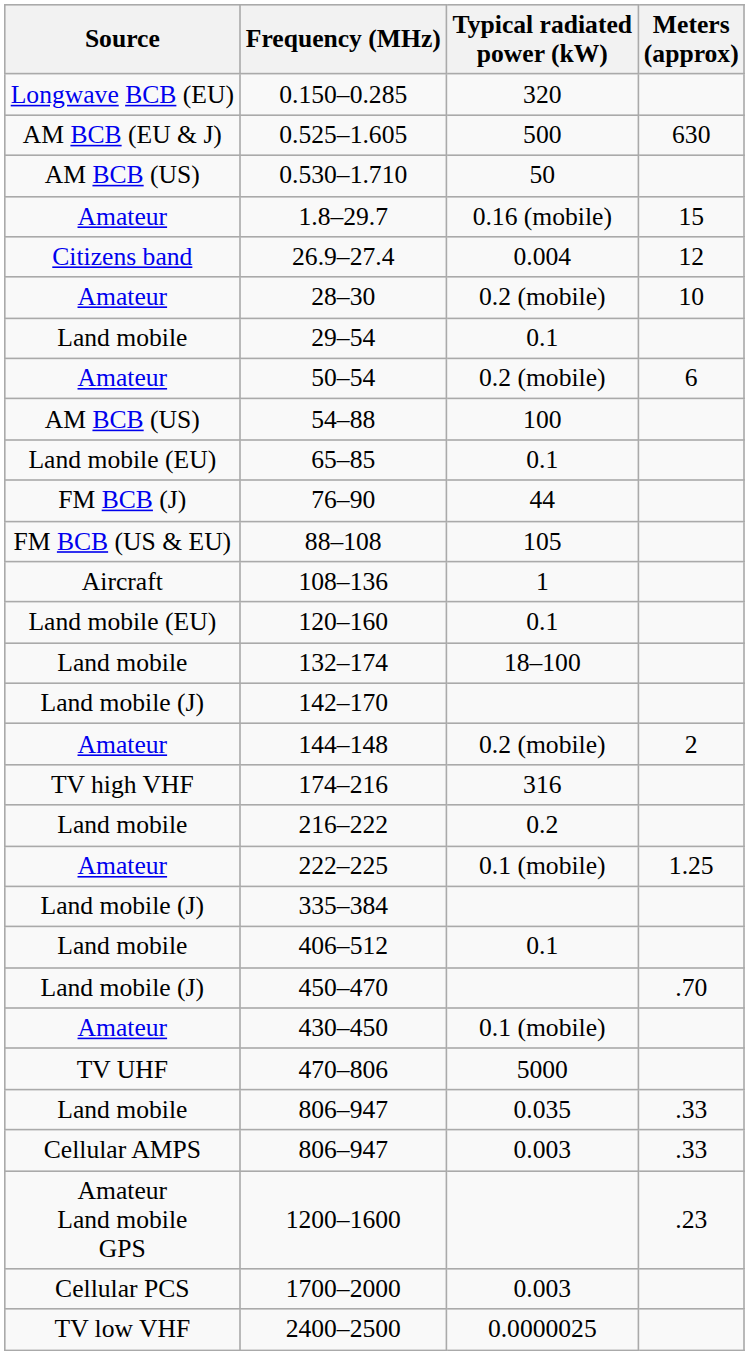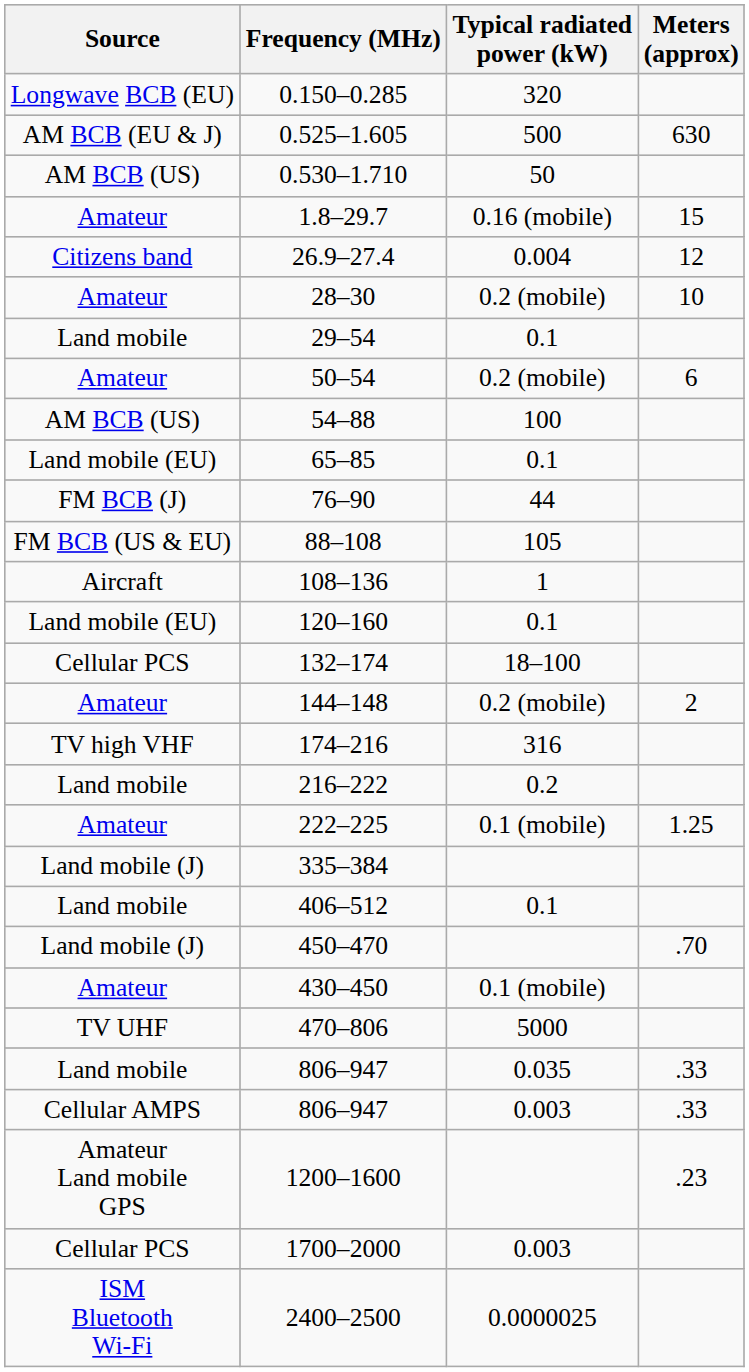(122, 662) Land mobile -> (122, 662) Cellular PCS
- row: (343, 703)
(122, 1329) TV low VHF -> (122, 1317) ISM Bluetooth Wi-Fi
